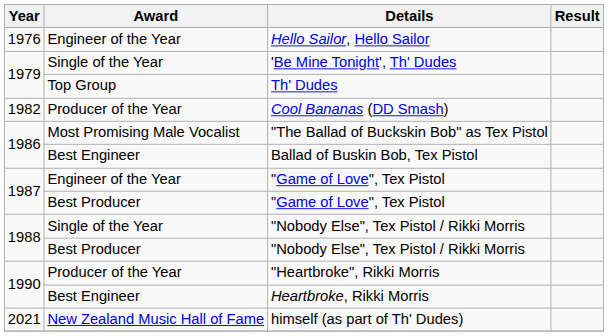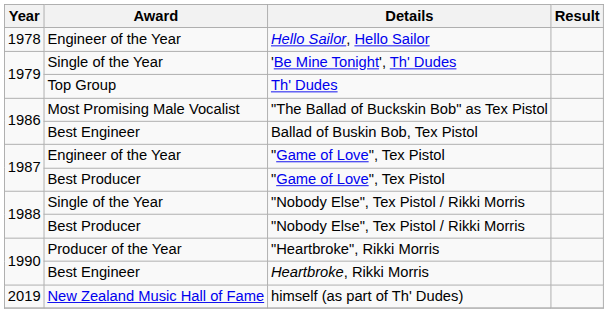(24, 39) 1976 -> (24, 39) 1978
- row: (114, 109)
(24, 319) 2021 -> (24, 296) 2019
